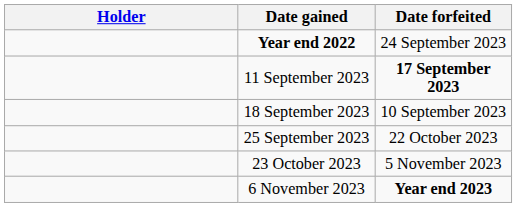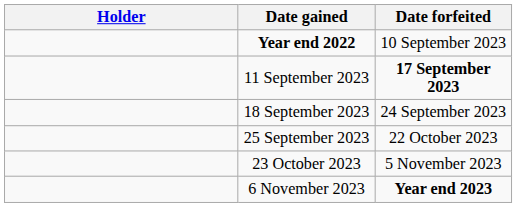(443, 42) 24 September 2023 -> (443, 42) 10 September 2023
(443, 112) 10 September 2023 -> (443, 112) 24 September 2023
